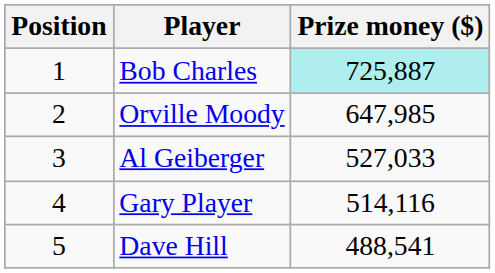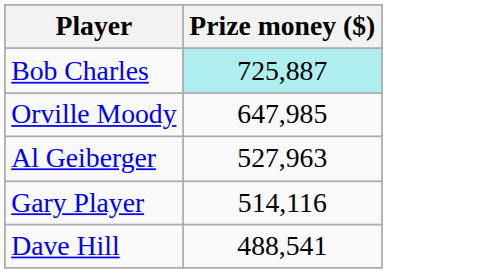- column: (59, 26)
(390, 158) 527,033 -> (282, 158) 527,963
